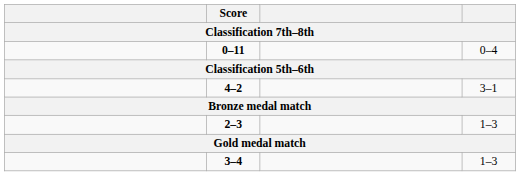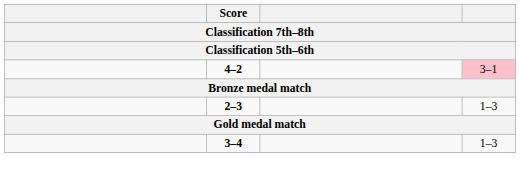- row: (233, 50)
(489, 87) no background -> (489, 69) pink background
